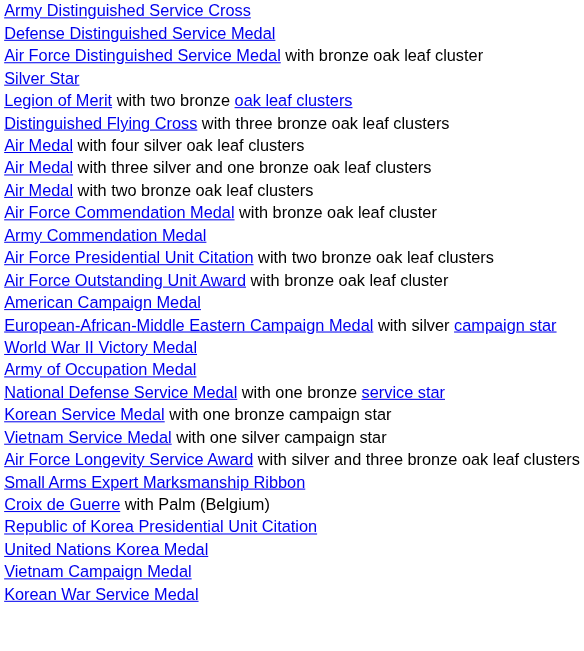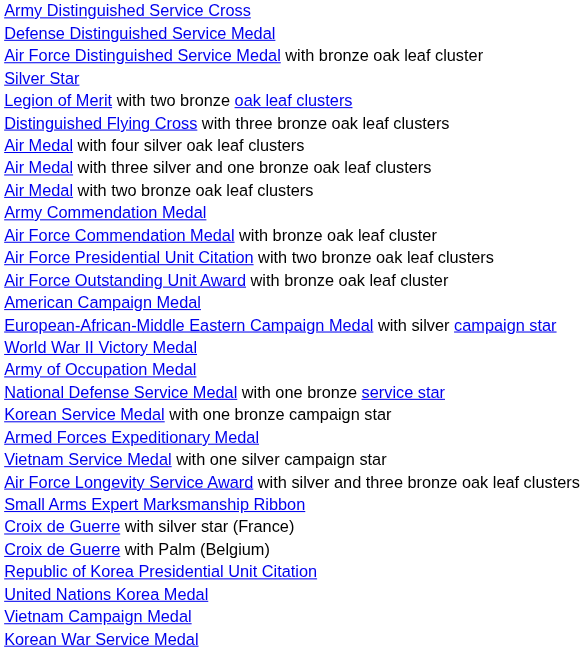rows swapped: (220, 213) <-> (105, 235)
+ row: (132, 437)
+ row: (149, 527)
